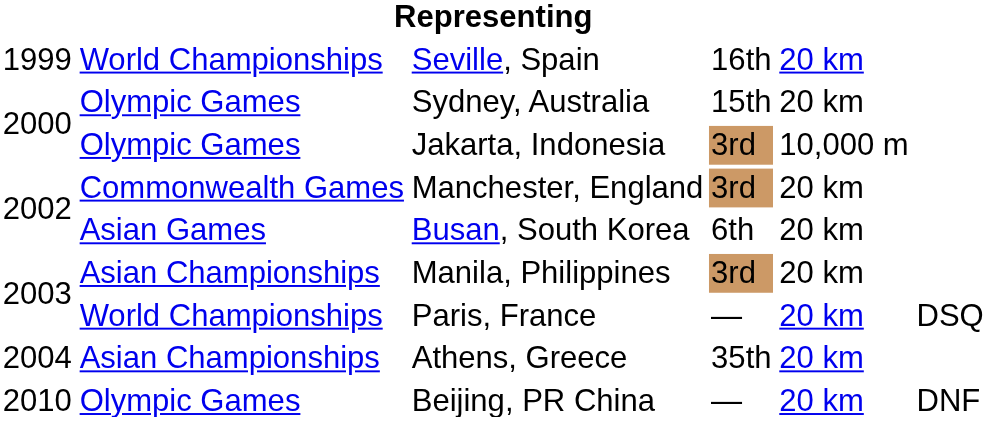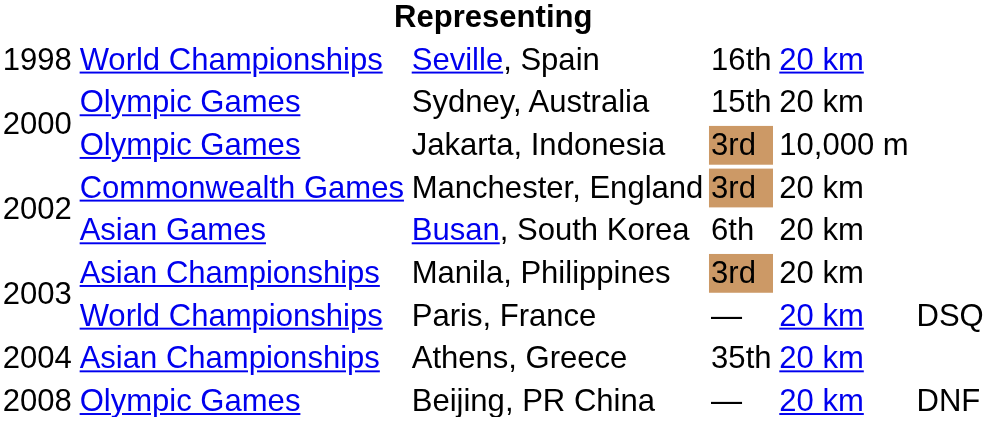(37, 59) 1999 -> (37, 59) 1998
(37, 400) 2010 -> (37, 400) 2008
